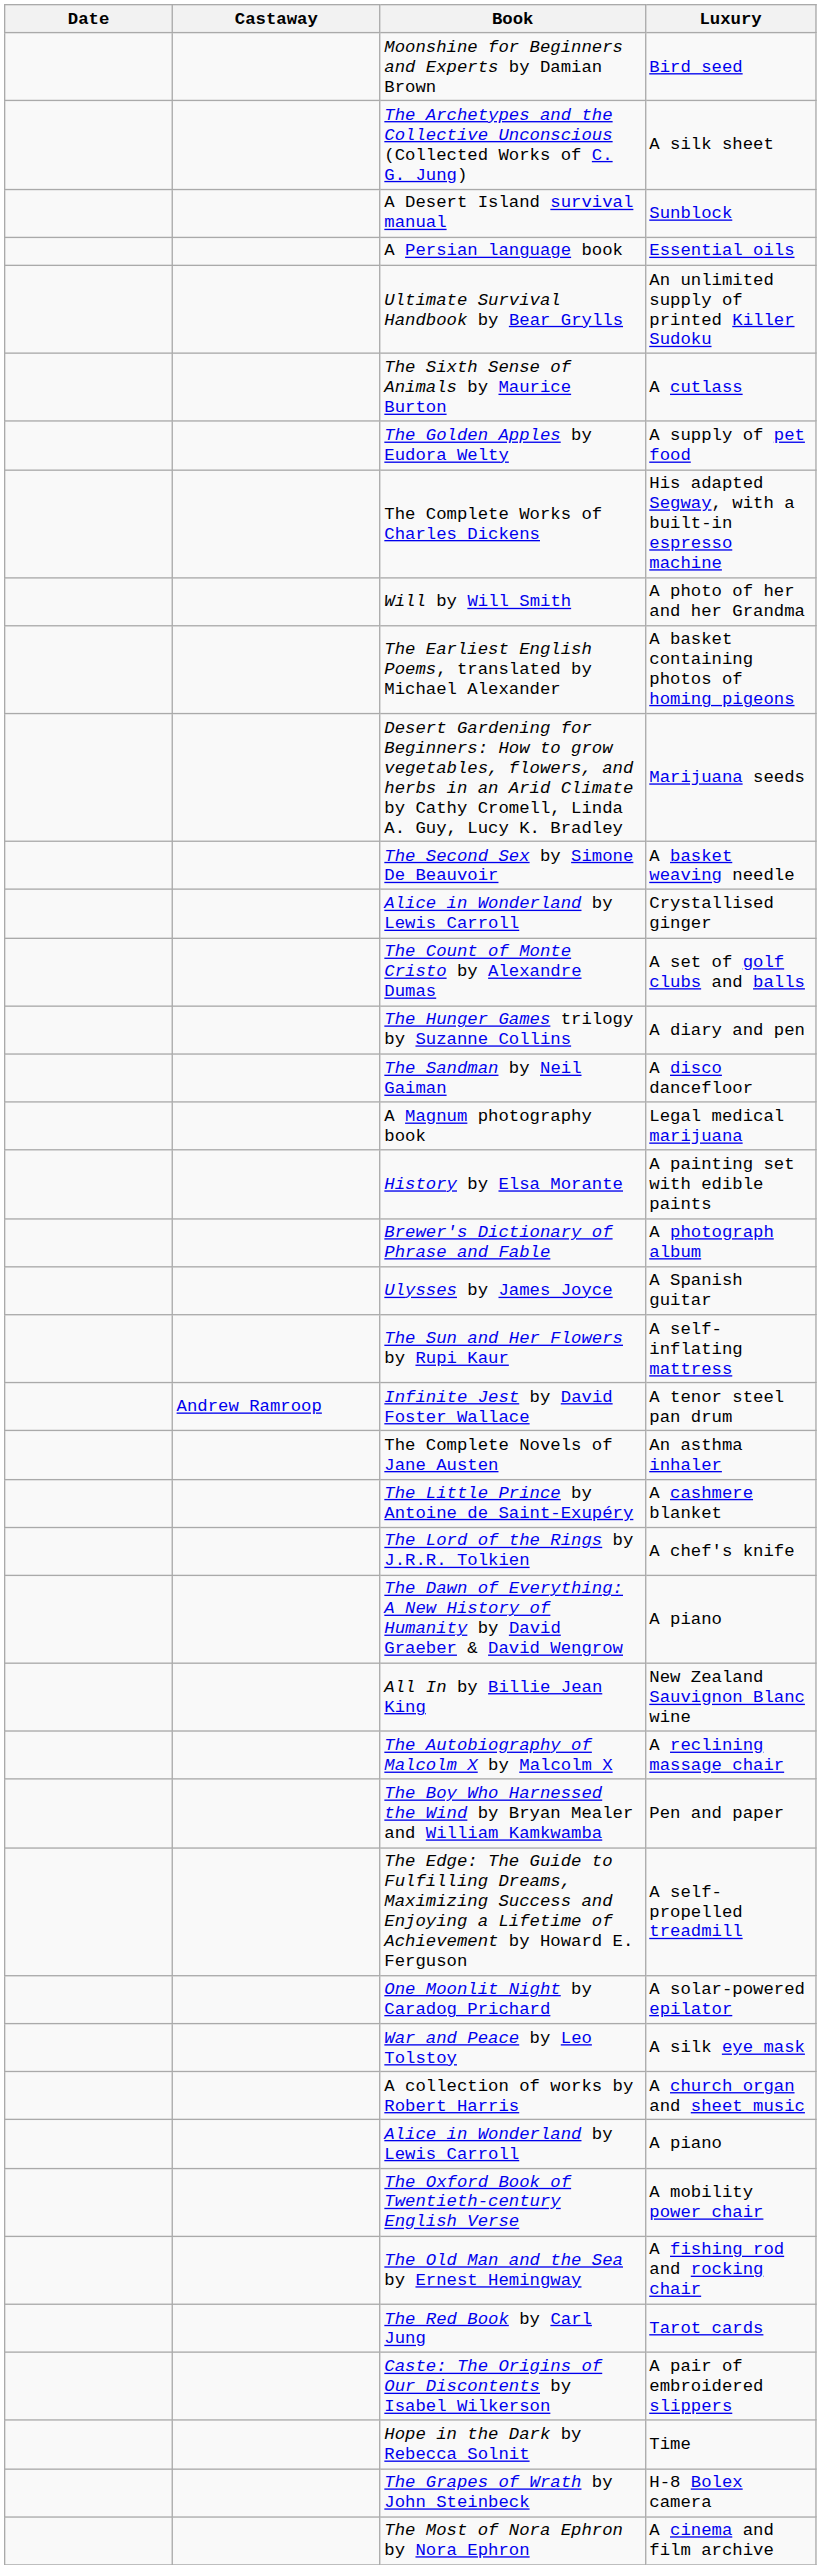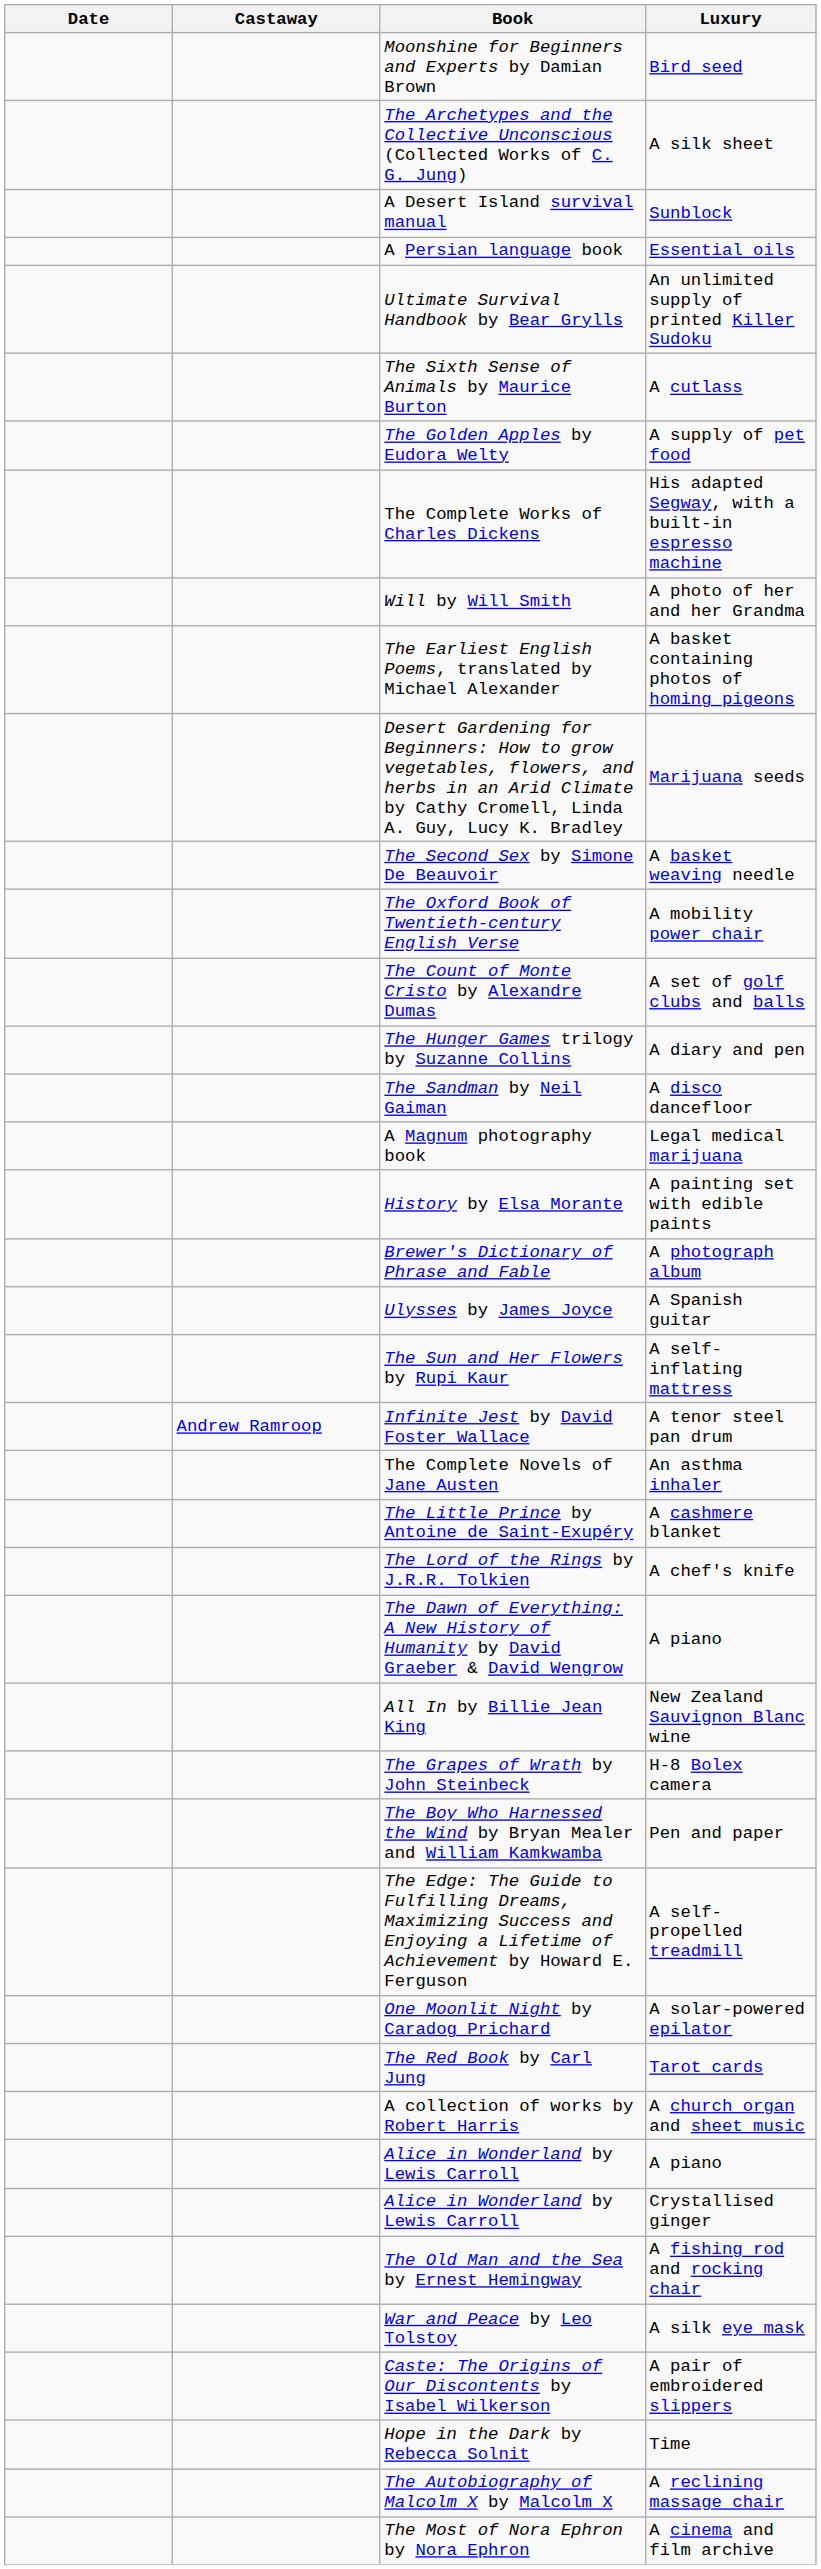rows swapped: (498, 914) <-> (478, 2202)
rows swapped: (498, 1755) <-> (498, 2493)
rows swapped: (488, 2328) <-> (488, 2048)
